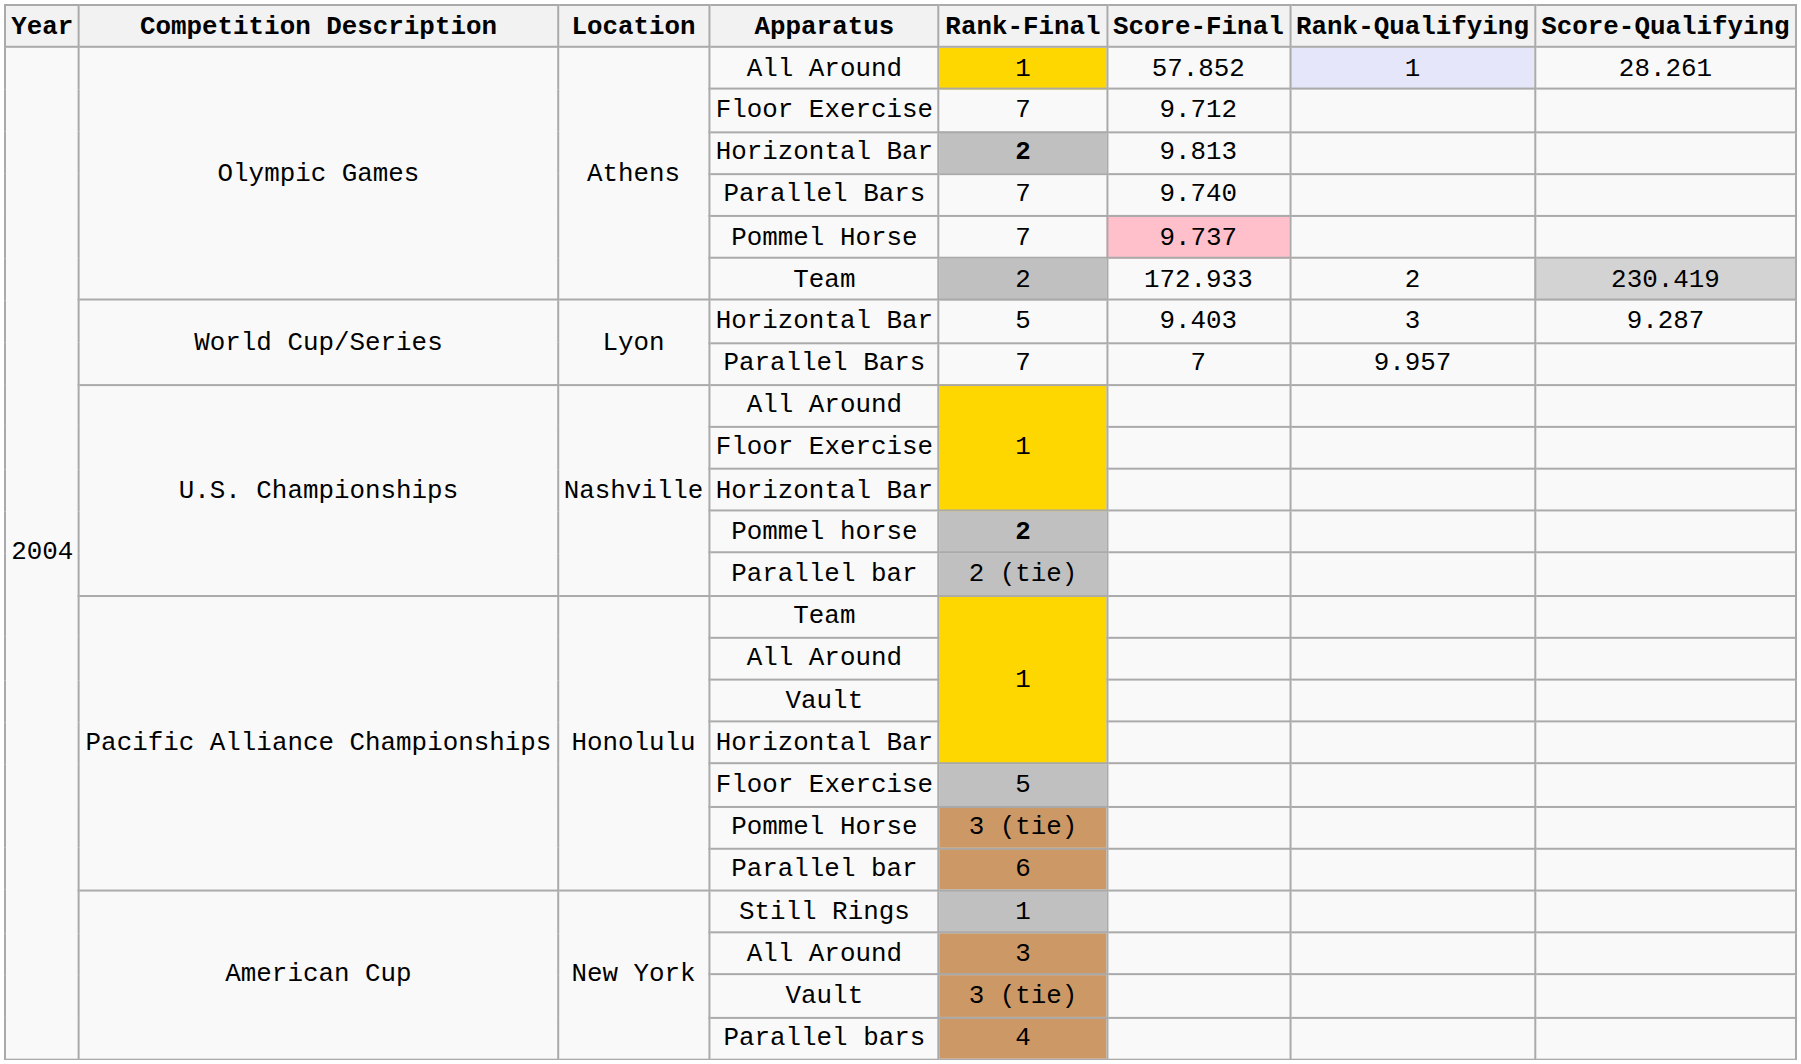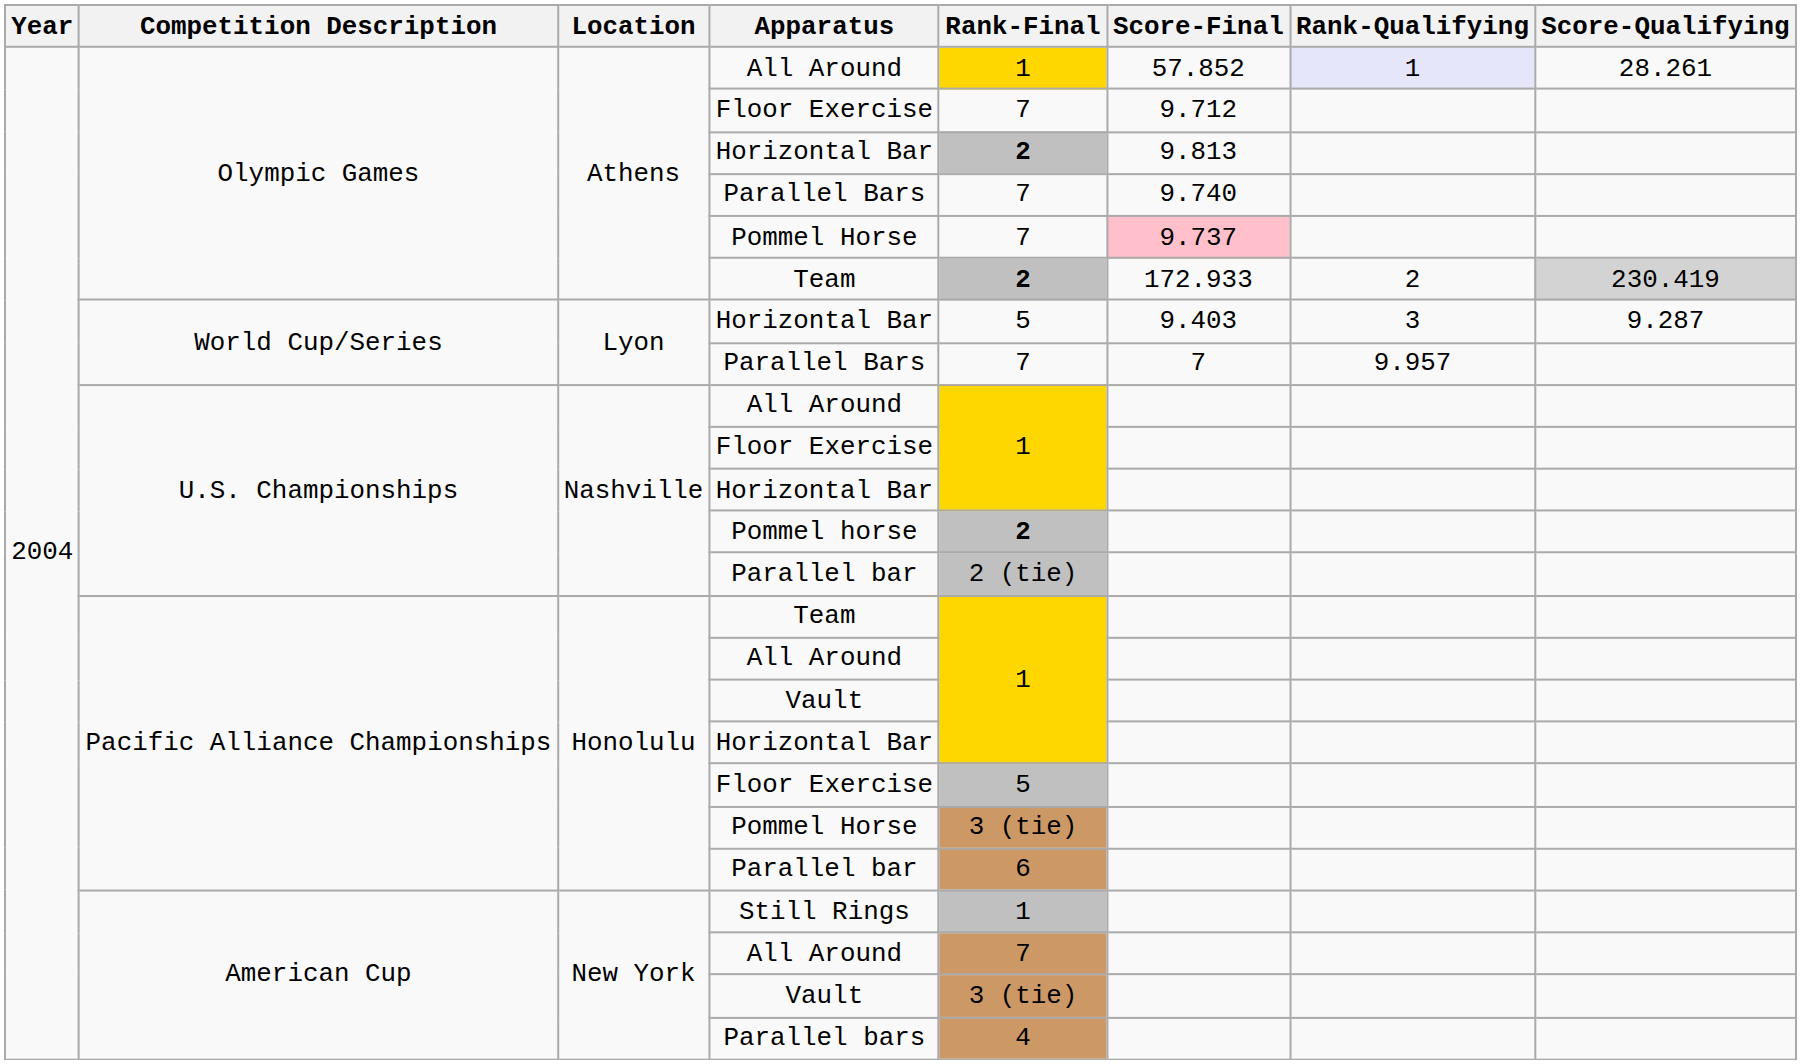(1023, 279) normal -> (1023, 279) bold
(1023, 954) 3 -> (1023, 954) 7
